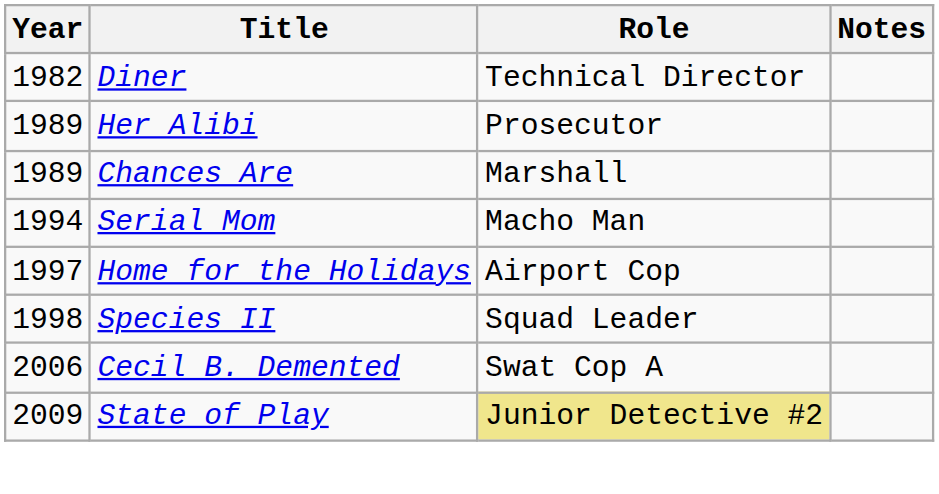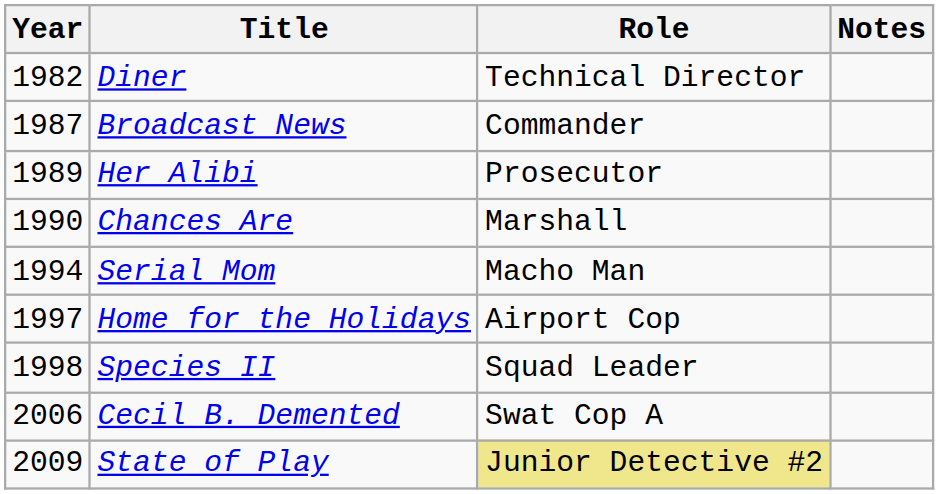+ row: (222, 126)
(48, 174) 1989 -> (48, 223) 1990
